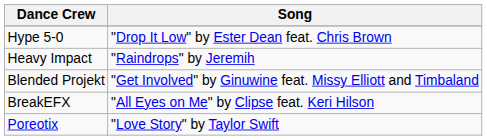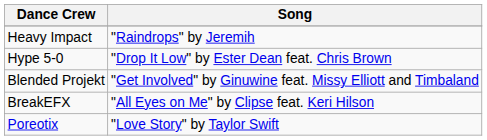rows swapped: (36, 37) <-> (50, 59)
